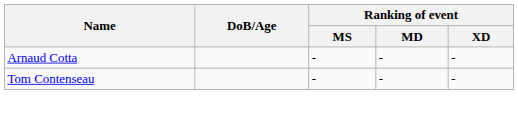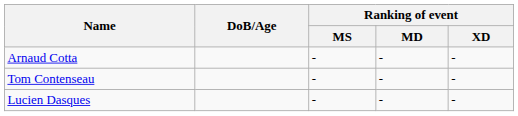+ row: (49, 100)
